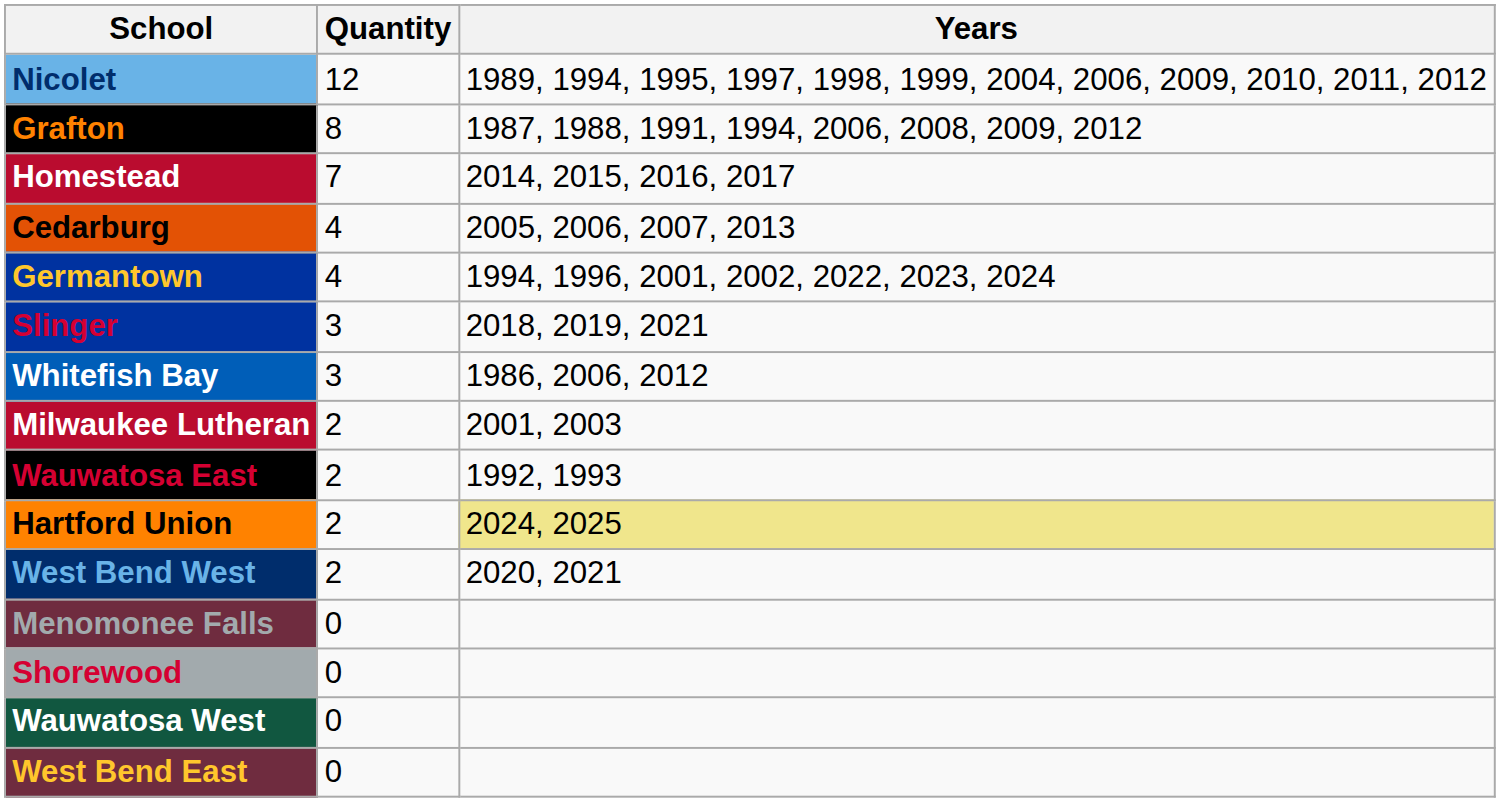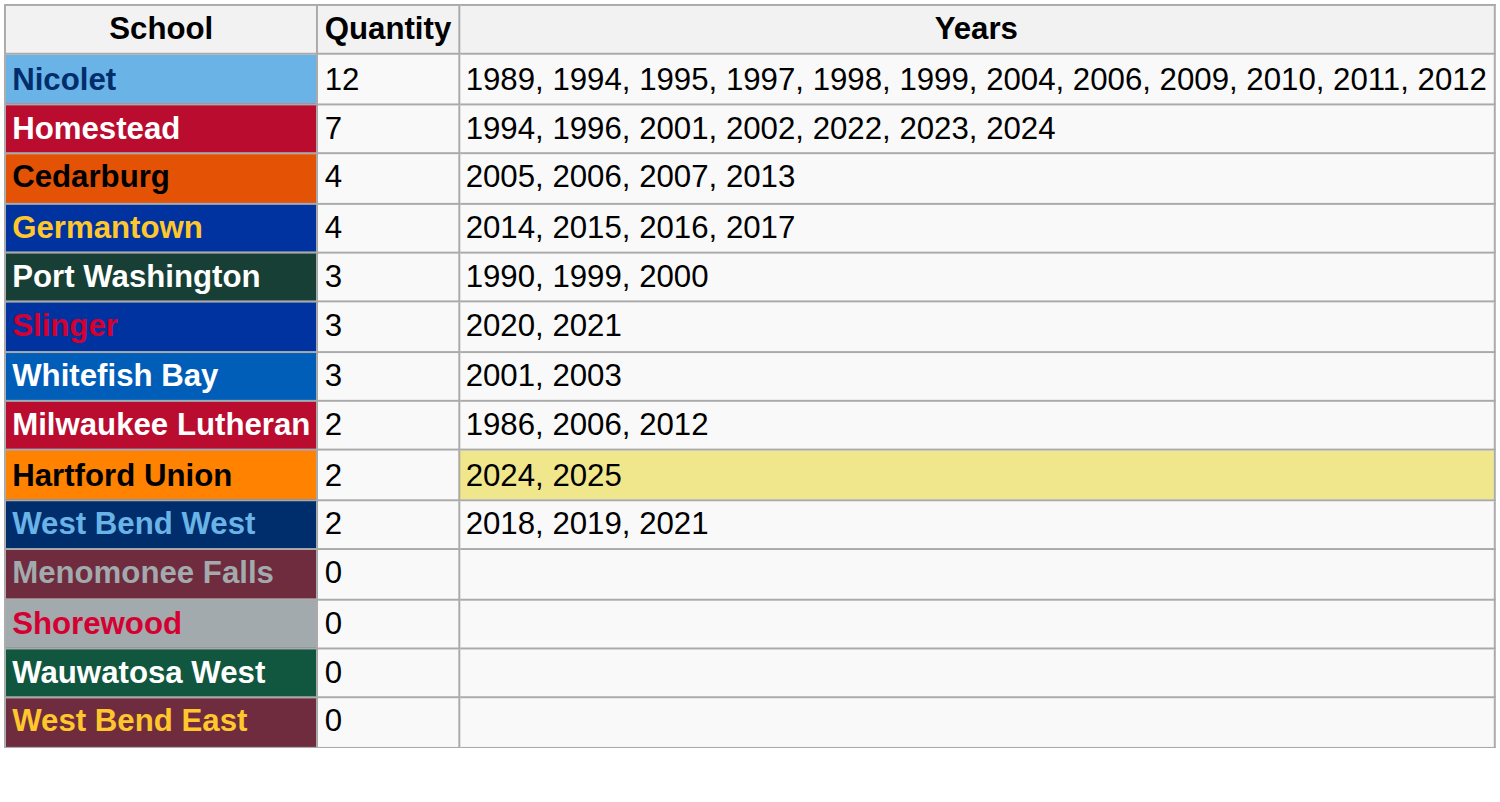- row: (69, 128)
(630, 177) 2014, 2015, 2016, 2017 -> (761, 128) 1994, 1996, 2001, 2002, 2022, 2023, 2024
(761, 276) 1994, 1996, 2001, 2002, 2022, 2023, 2024 -> (630, 227) 2014, 2015, 2016, 2017
+ row: (136, 276)
(587, 326) 2018, 2019, 2021 -> (544, 326) 2020, 2021
(587, 375) 1986, 2006, 2012 -> (544, 375) 2001, 2003
(544, 425) 2001, 2003 -> (587, 425) 1986, 2006, 2012
- row: (135, 474)
(544, 573) 2020, 2021 -> (587, 524) 2018, 2019, 2021
